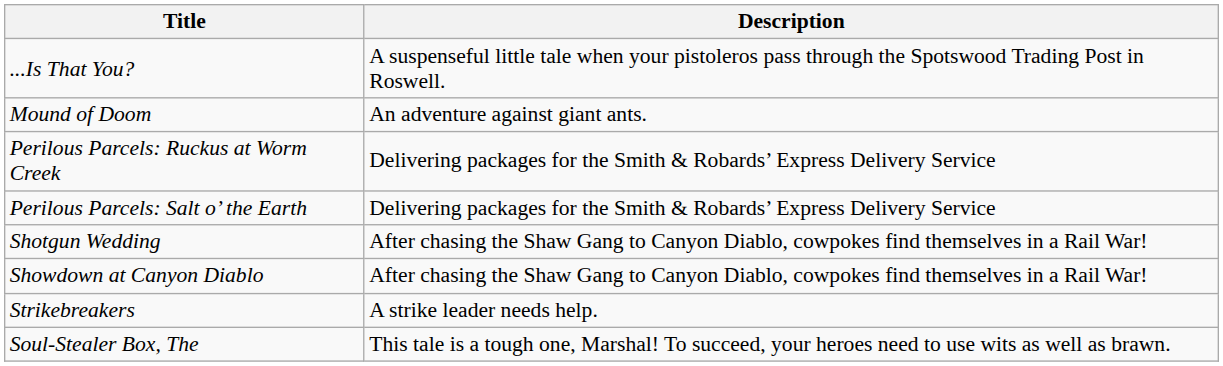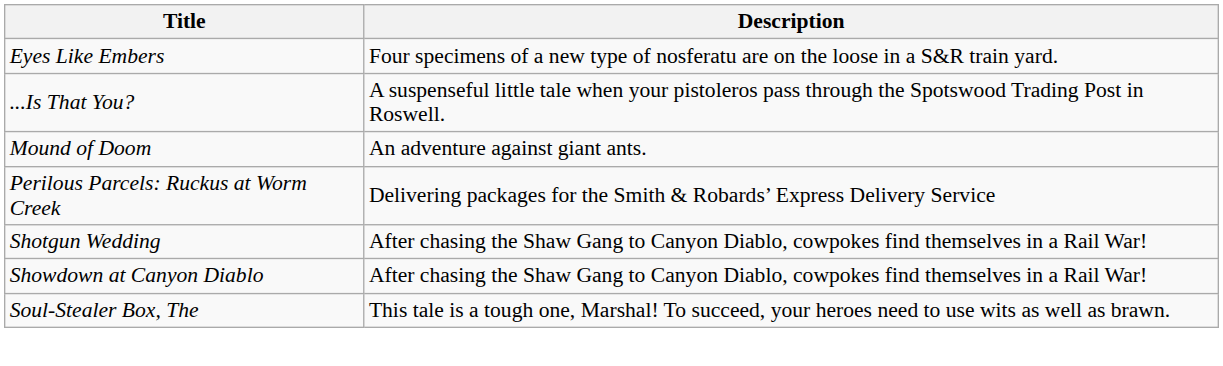+ row: (87, 55)
- row: (158, 207)
- row: (72, 310)
